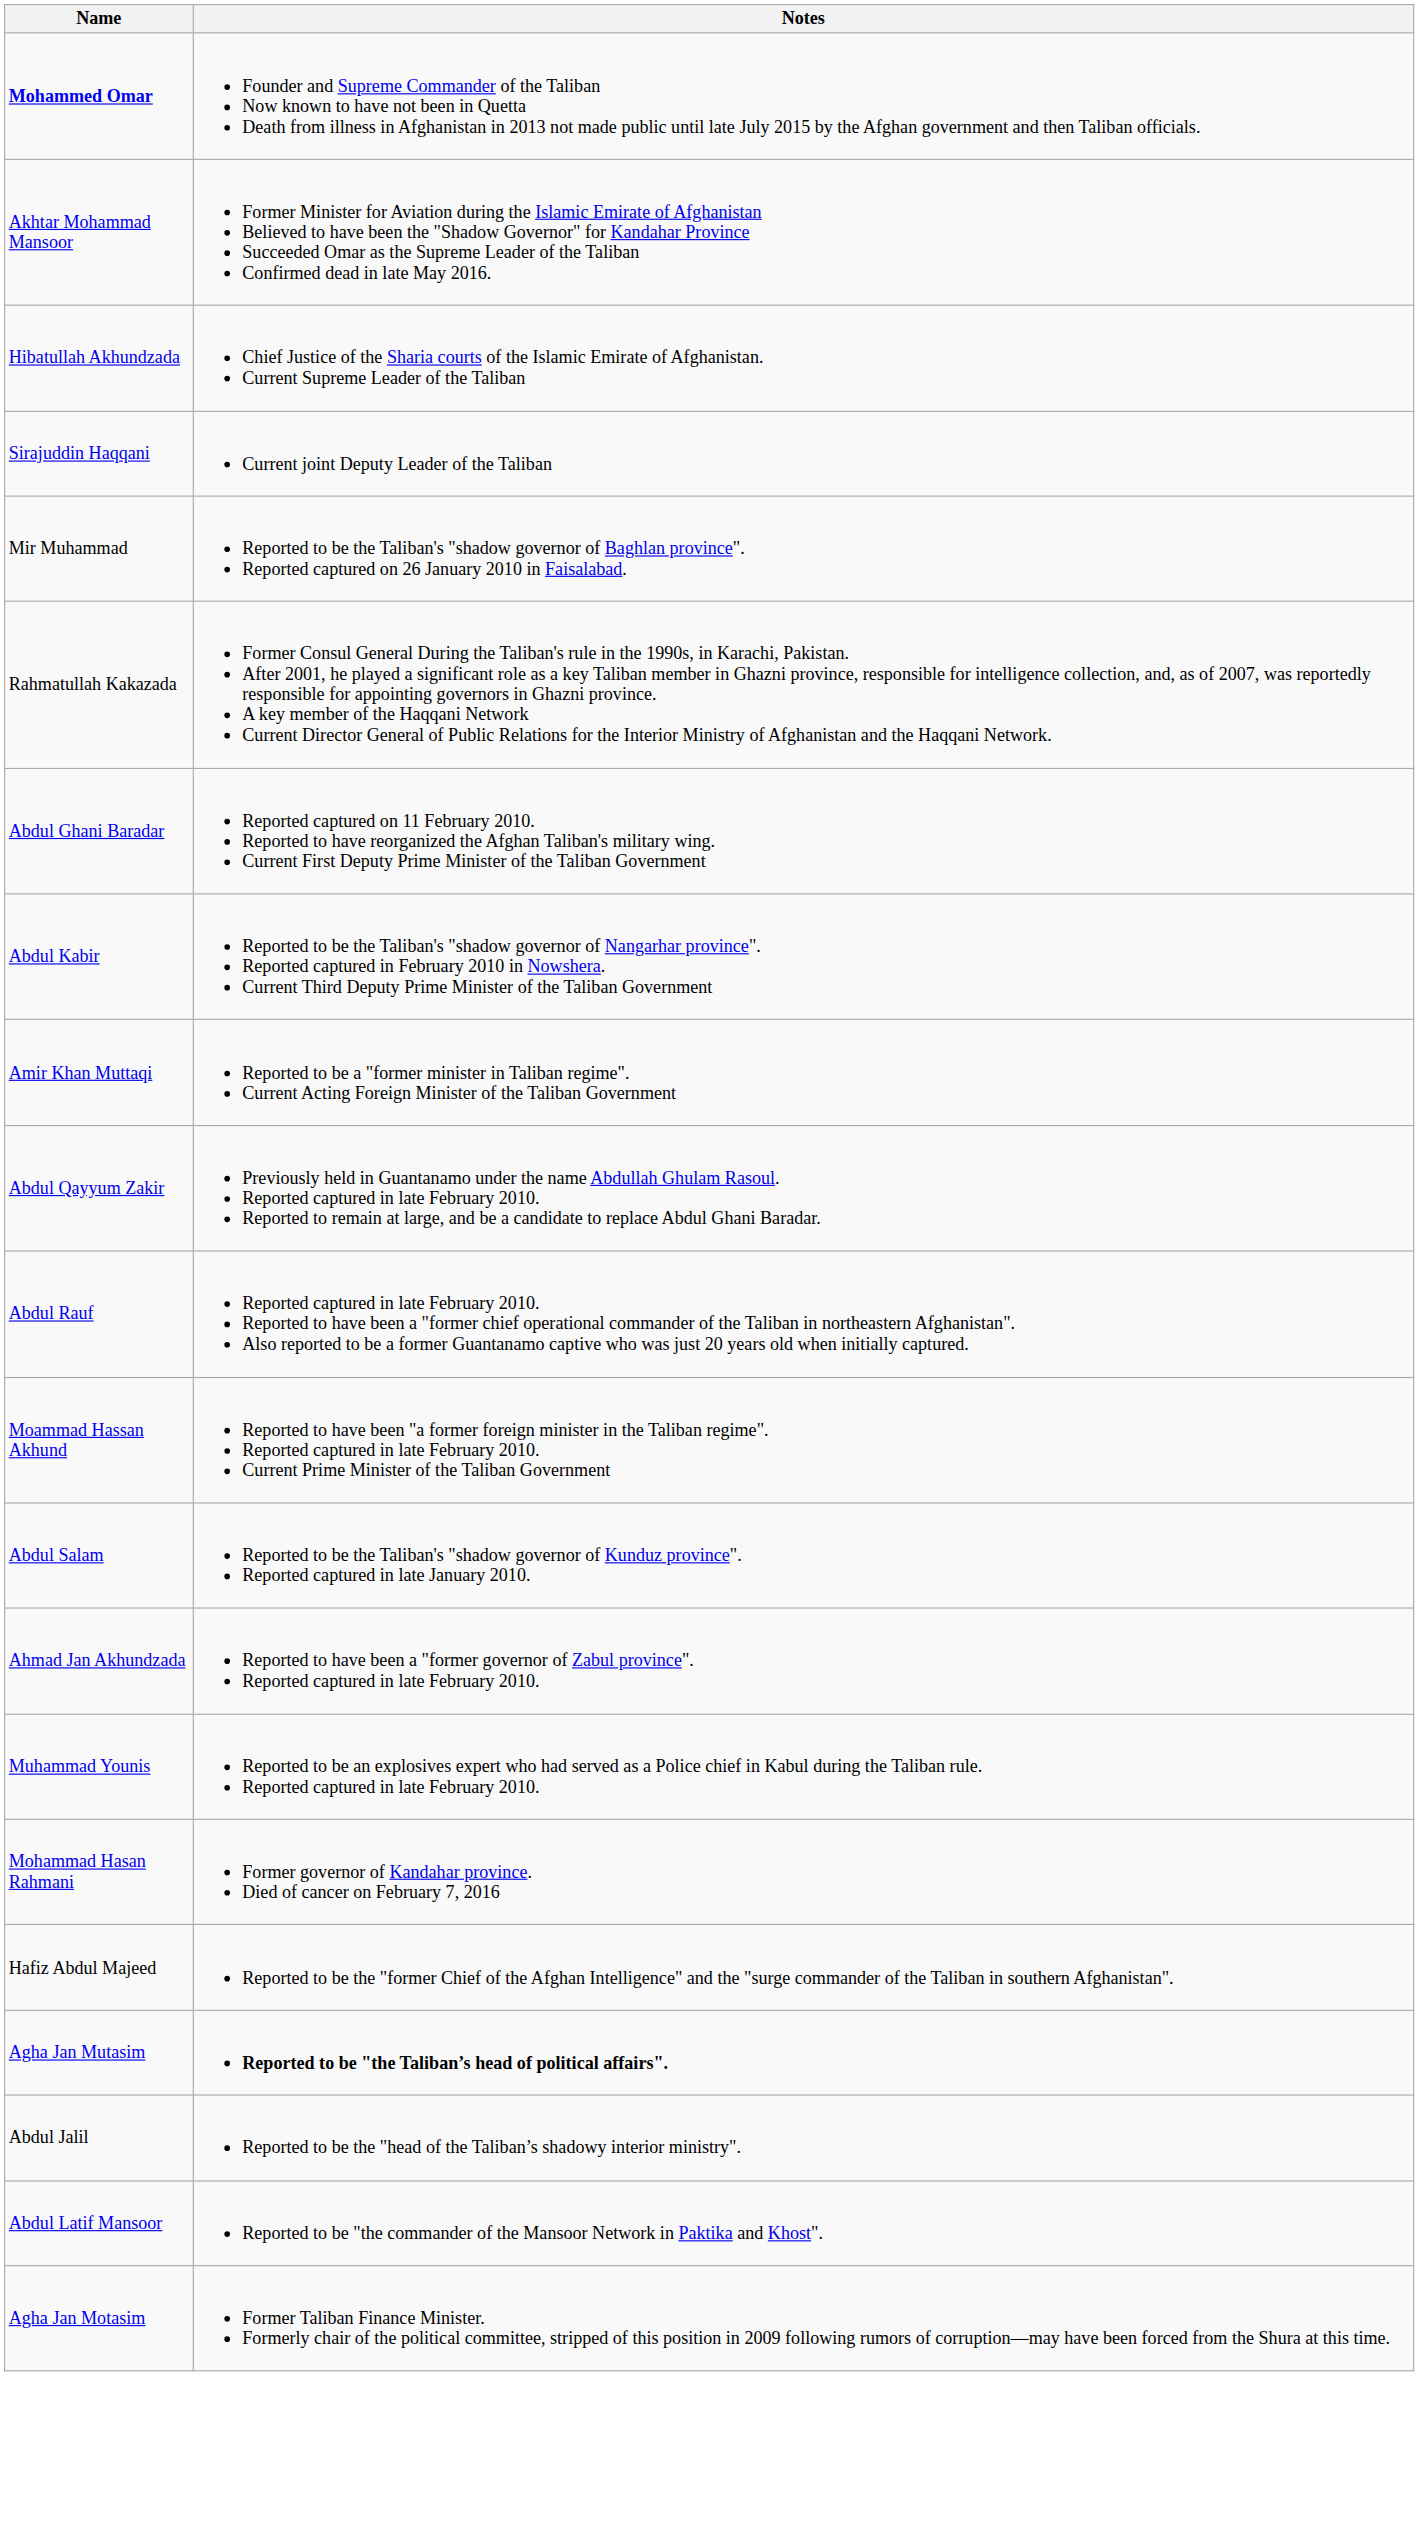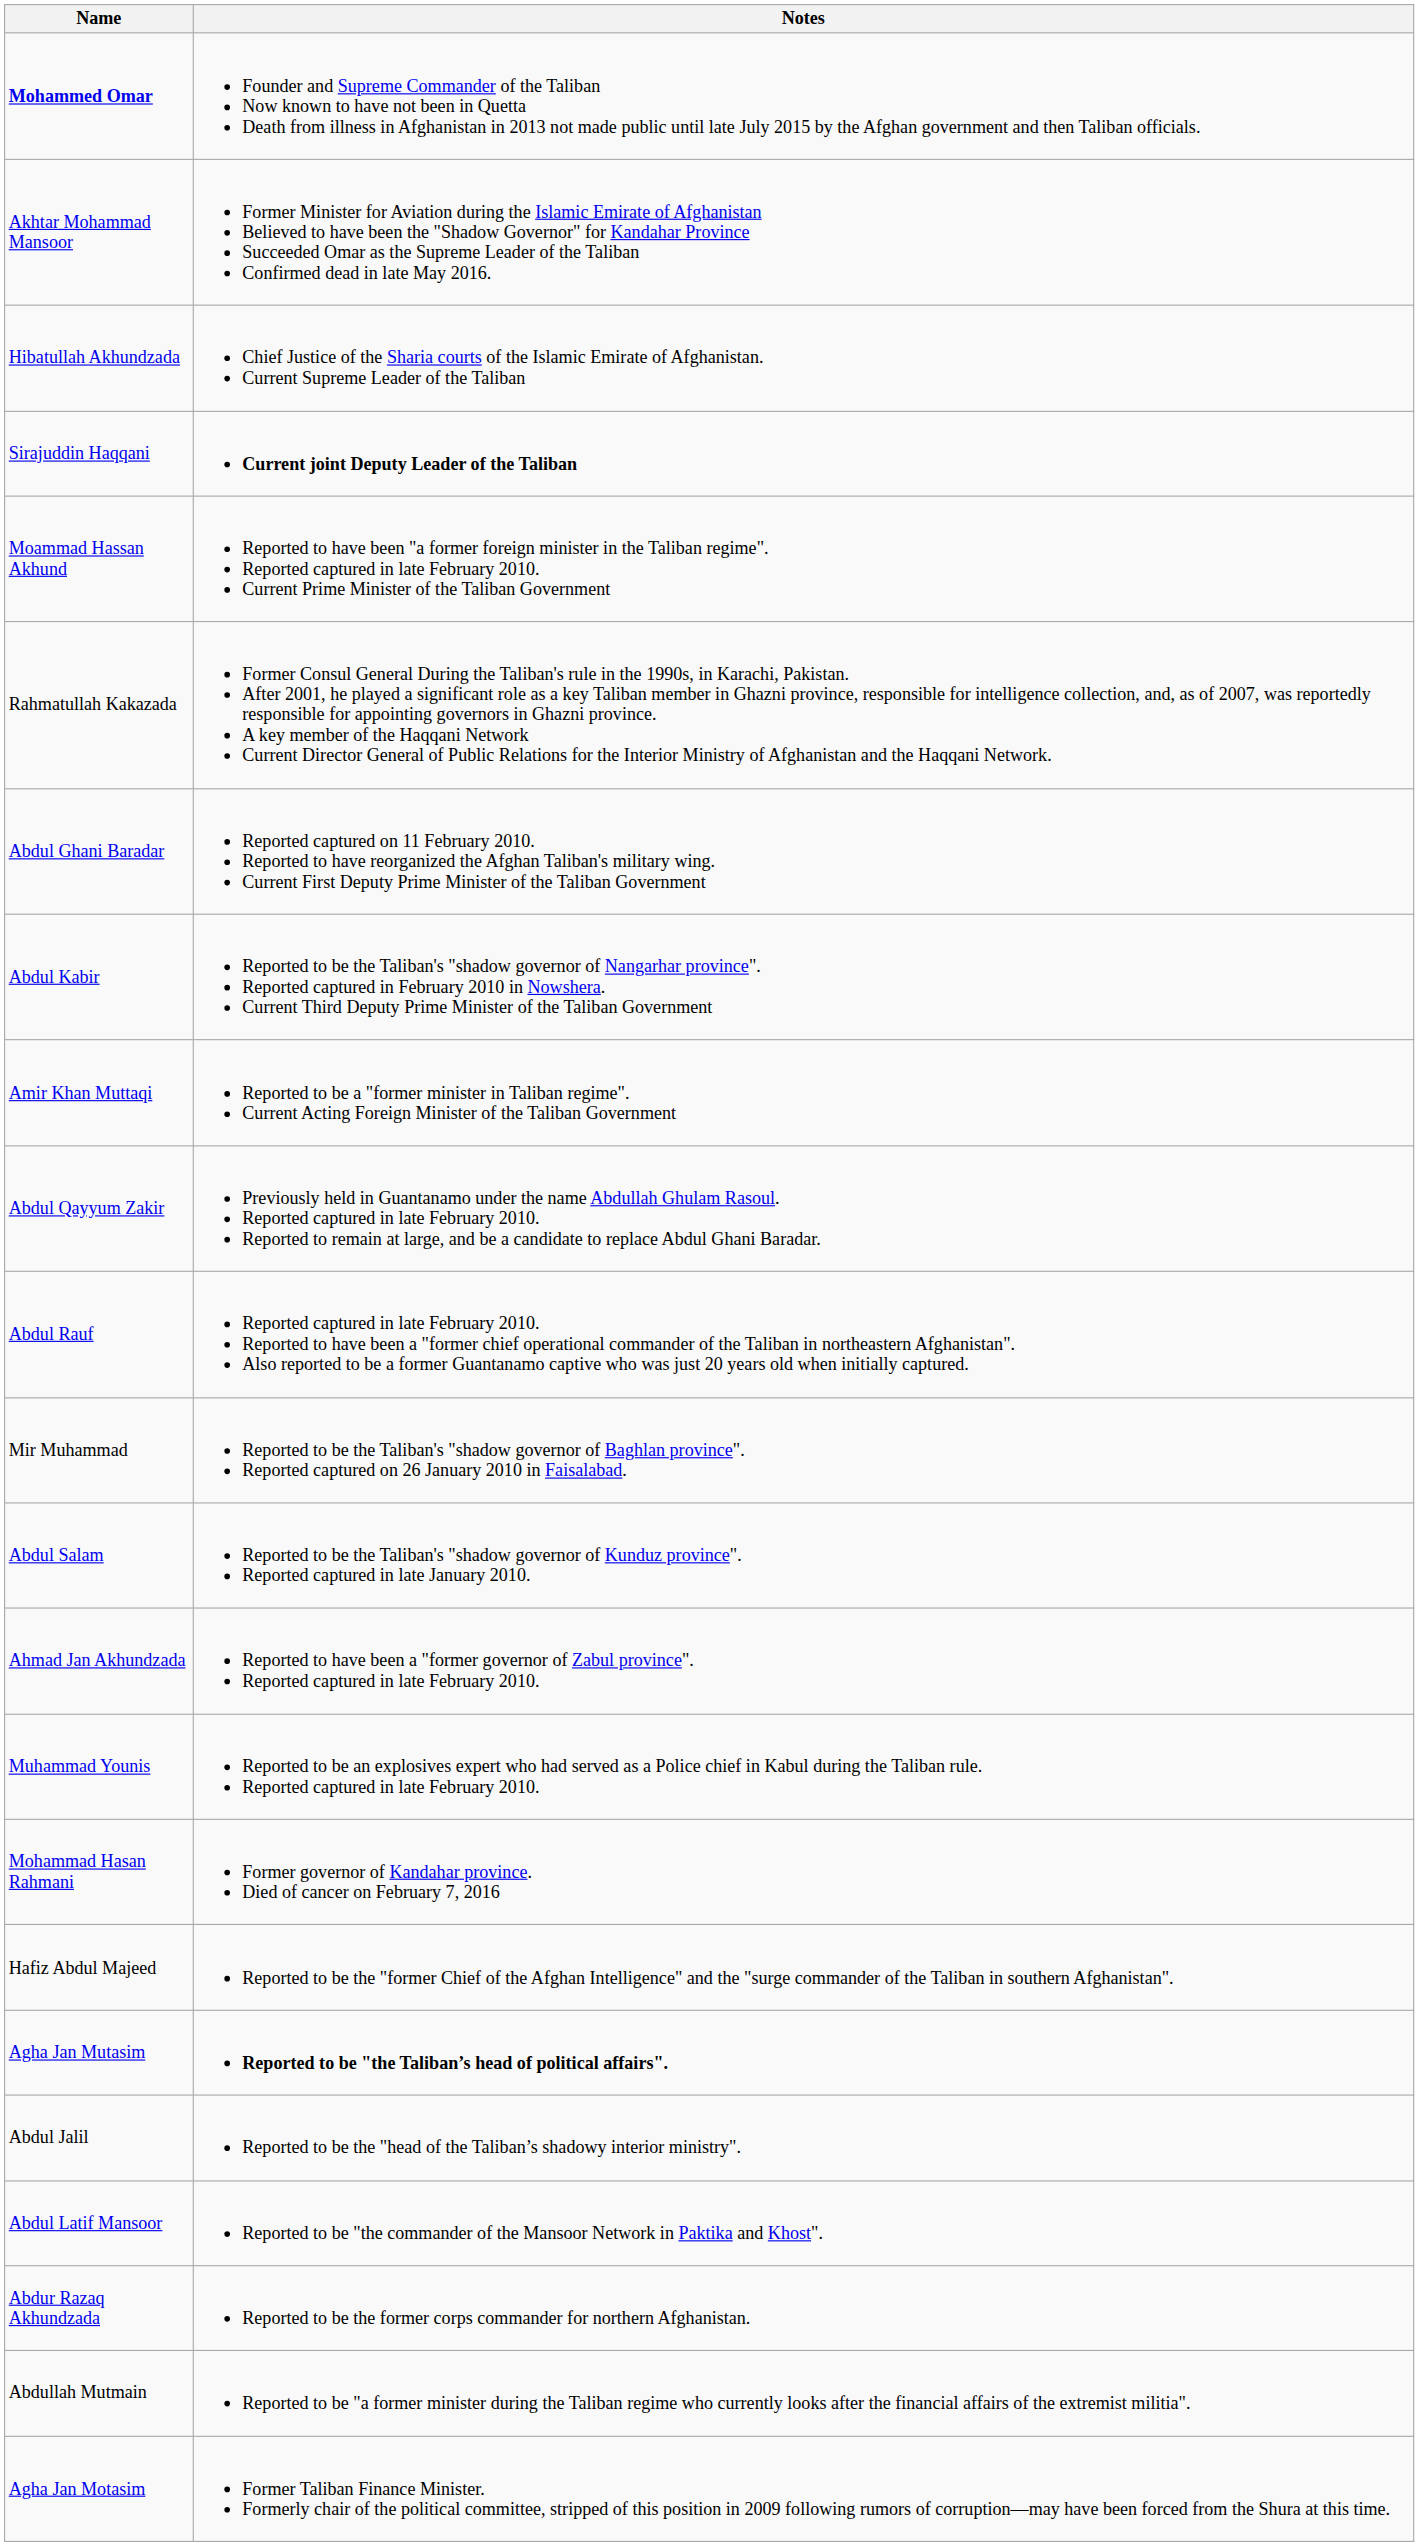(803, 464) normal -> (803, 464) bold
rows swapped: (76, 1439) <-> (68, 548)
+ row: (57, 2308)
+ row: (78, 2393)
